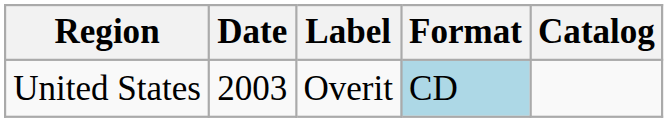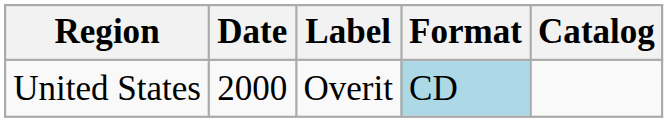(252, 87) 2003 -> (252, 87) 2000
